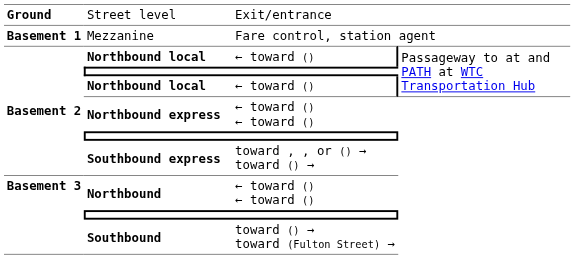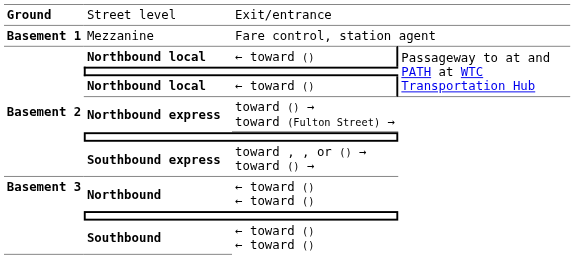(275, 114) ← toward () ← toward () -> (315, 114) toward () → toward (Fulton Street) →
(315, 237) toward () → toward (Fulton Street) → -> (275, 238) ← toward () ← toward ()
